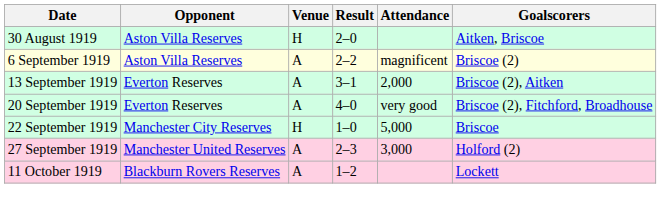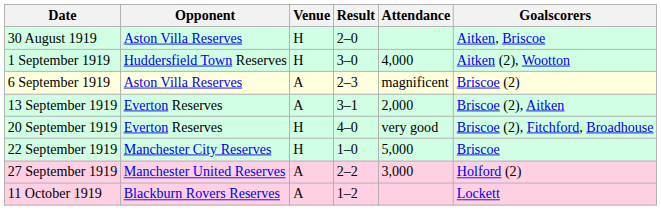+ row: (59, 60)
(346, 60) 2–2 -> (347, 82) 2–3
(297, 104) A -> (298, 127) H
(346, 149) 2–3 -> (347, 171) 2–2
